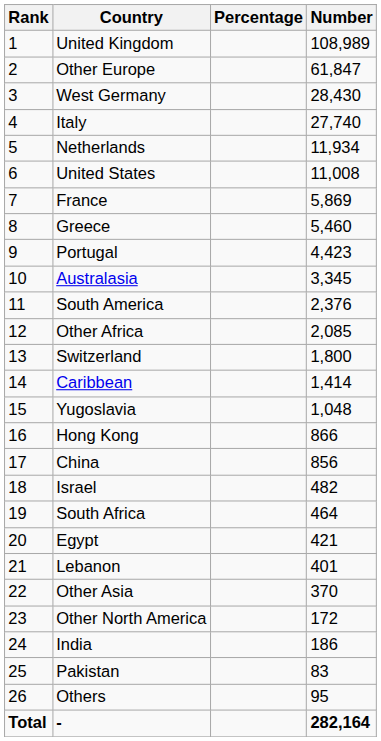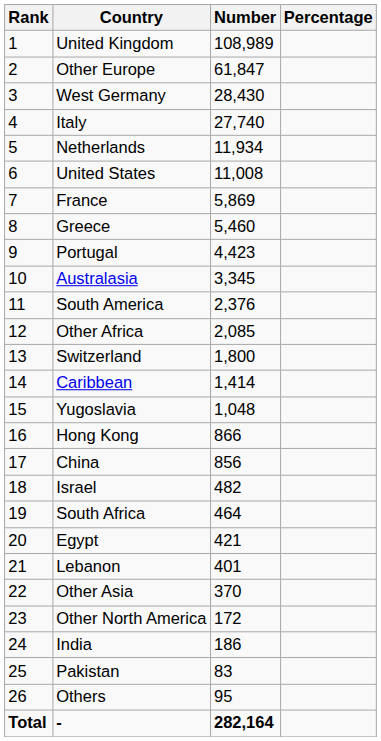columns swapped: (342, 17) <-> (258, 17)
